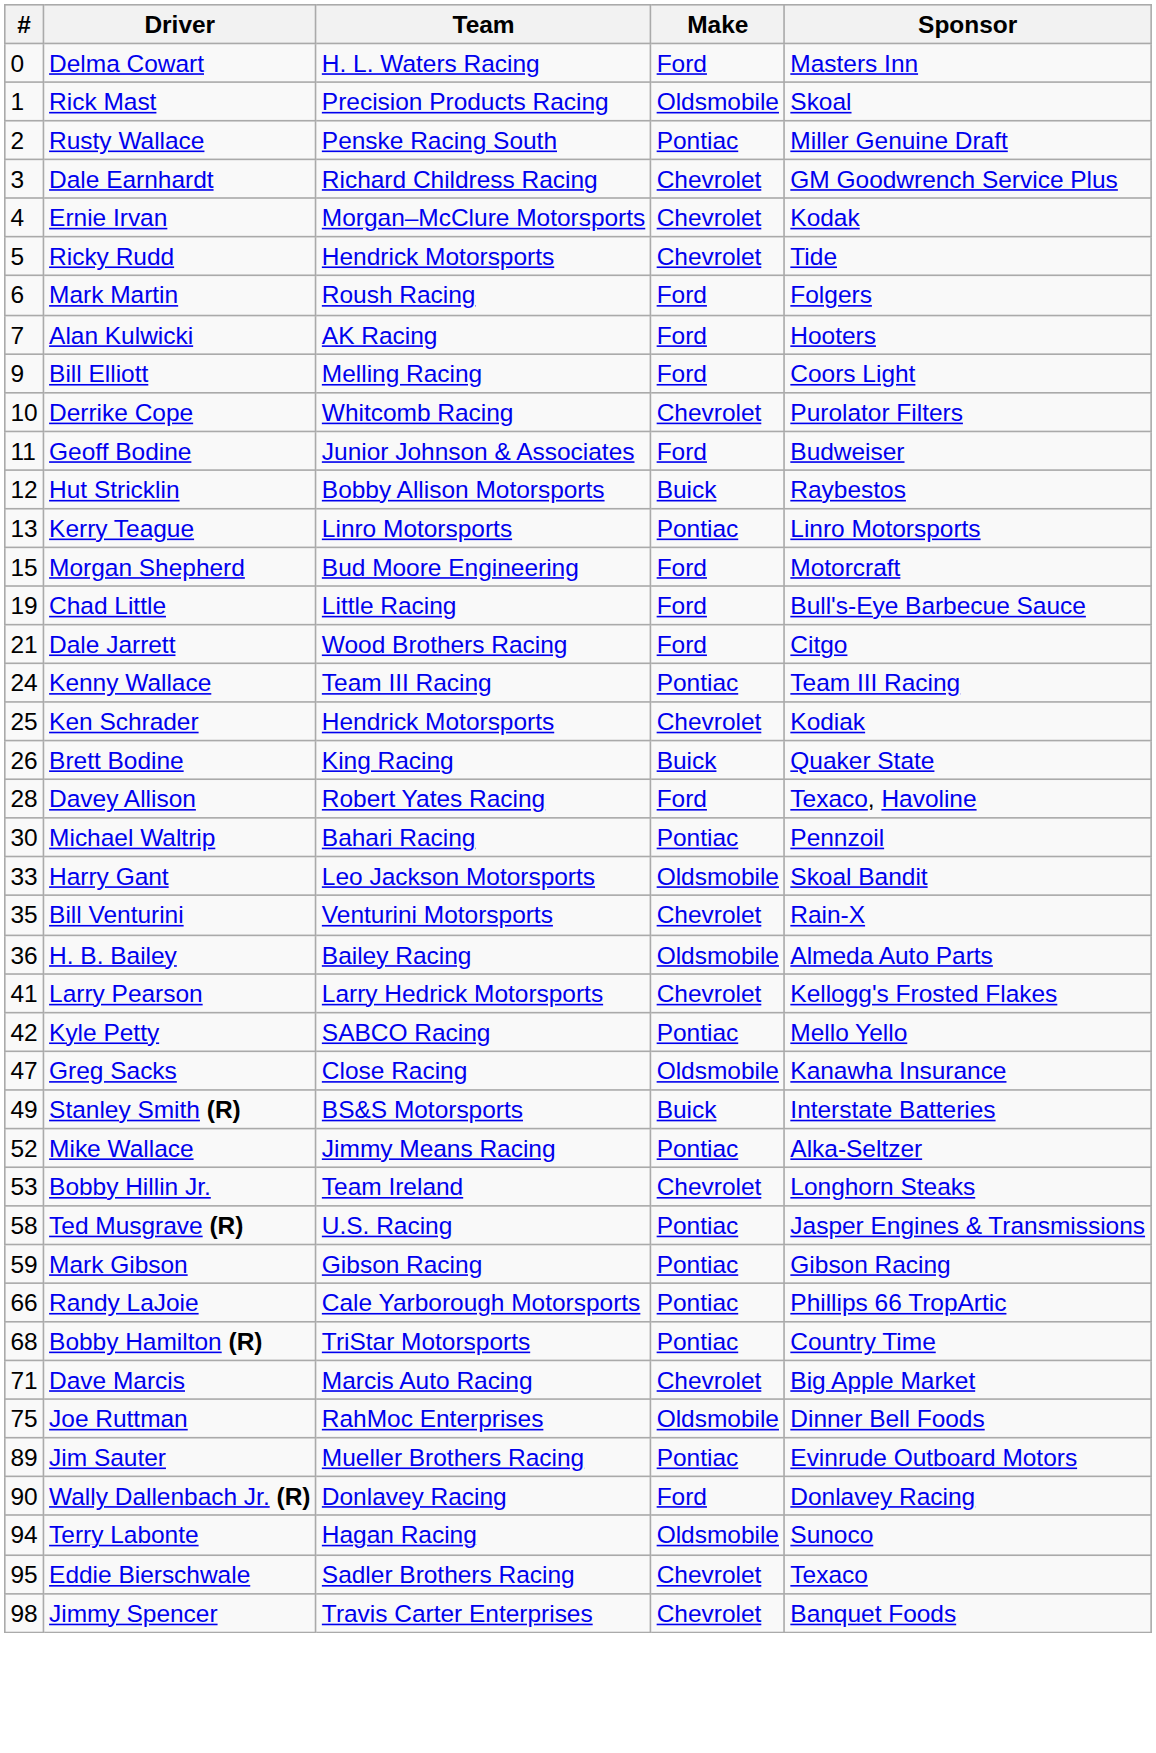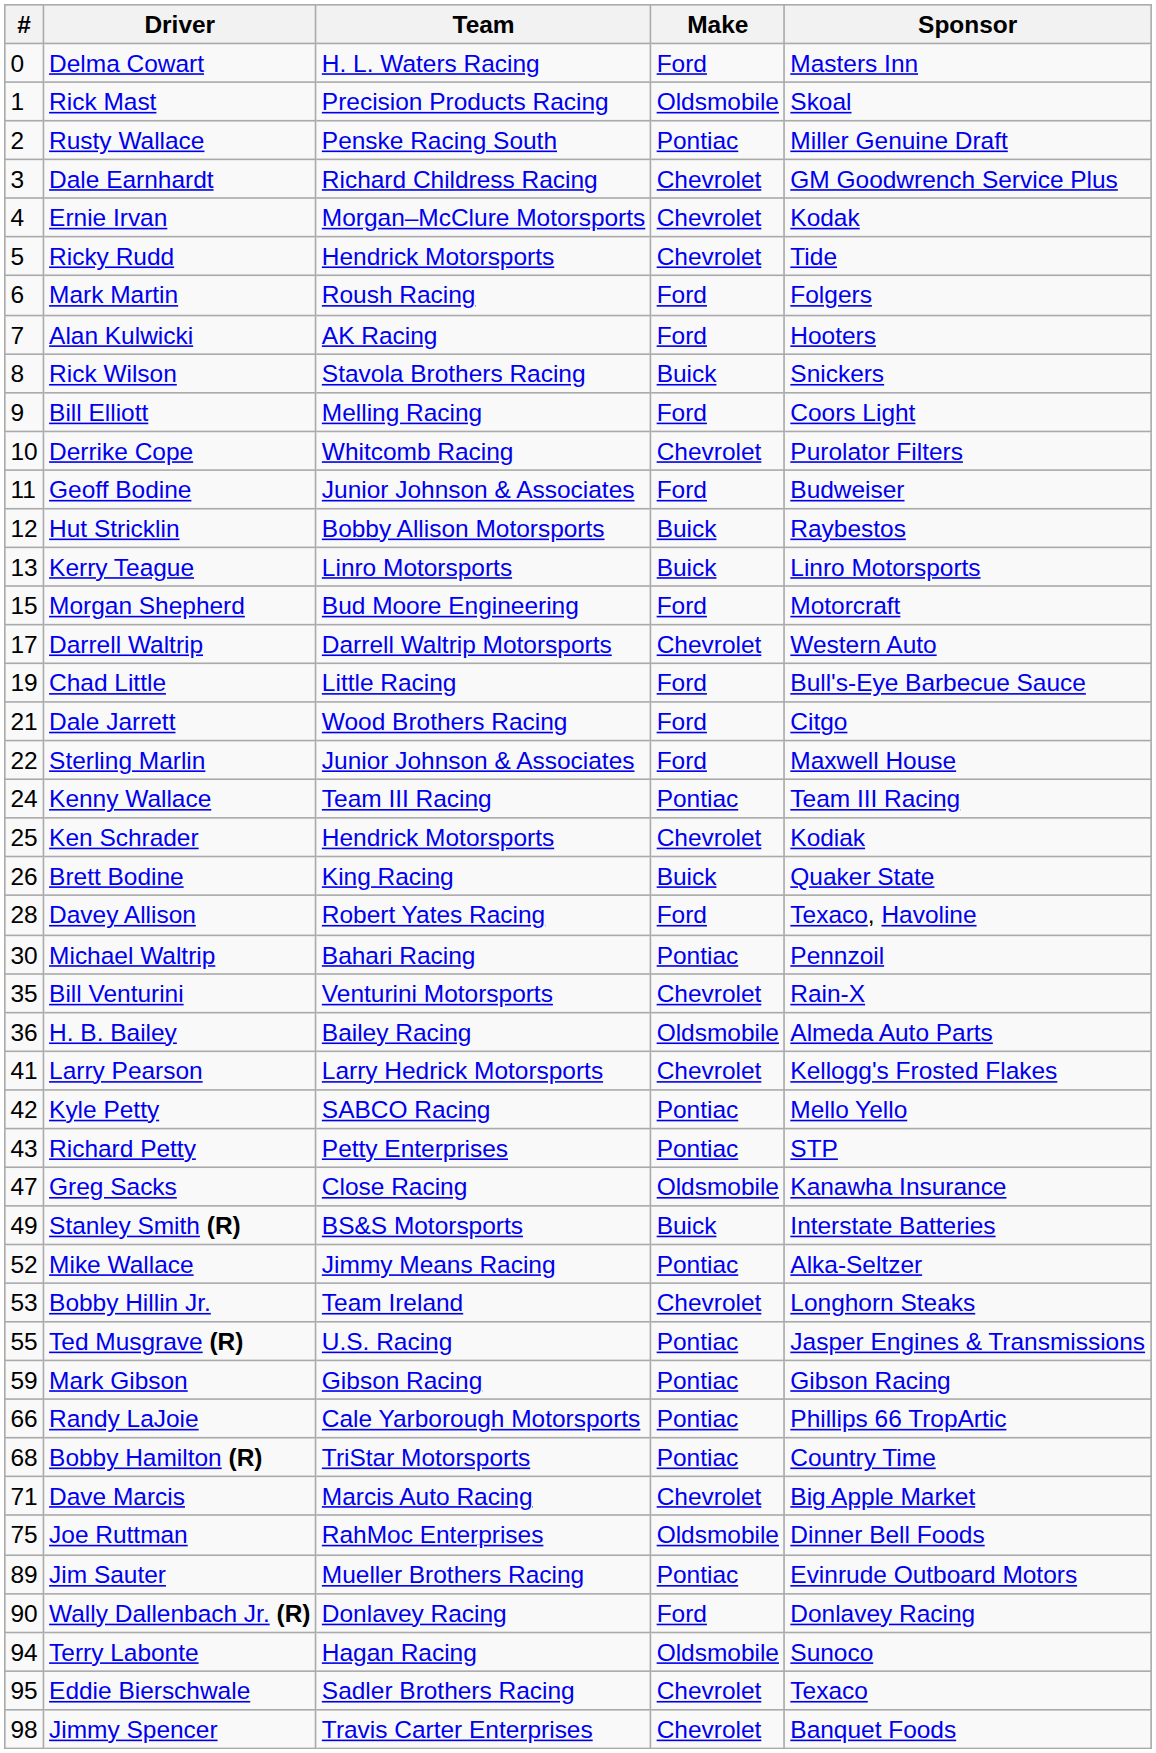+ row: (113, 373)
(697, 528) Pontiac -> (687, 567) Buick
+ row: (126, 644)
+ row: (127, 760)
- row: (109, 877)
+ row: (122, 1148)
(24, 1225) 58 -> (24, 1342) 55
